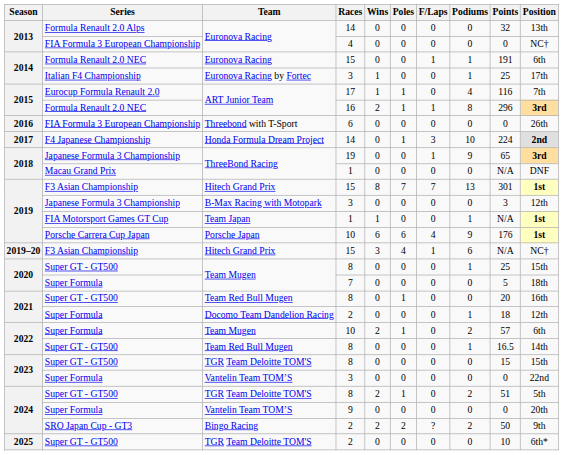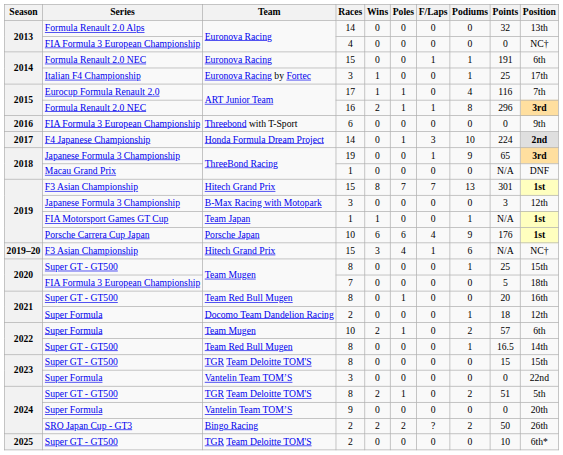(539, 124) 26th -> (539, 124) 9th
(74, 283) Super Formula -> (123, 283) FIA Formula 3 European Championship
(539, 426) 9th -> (539, 426) 26th
